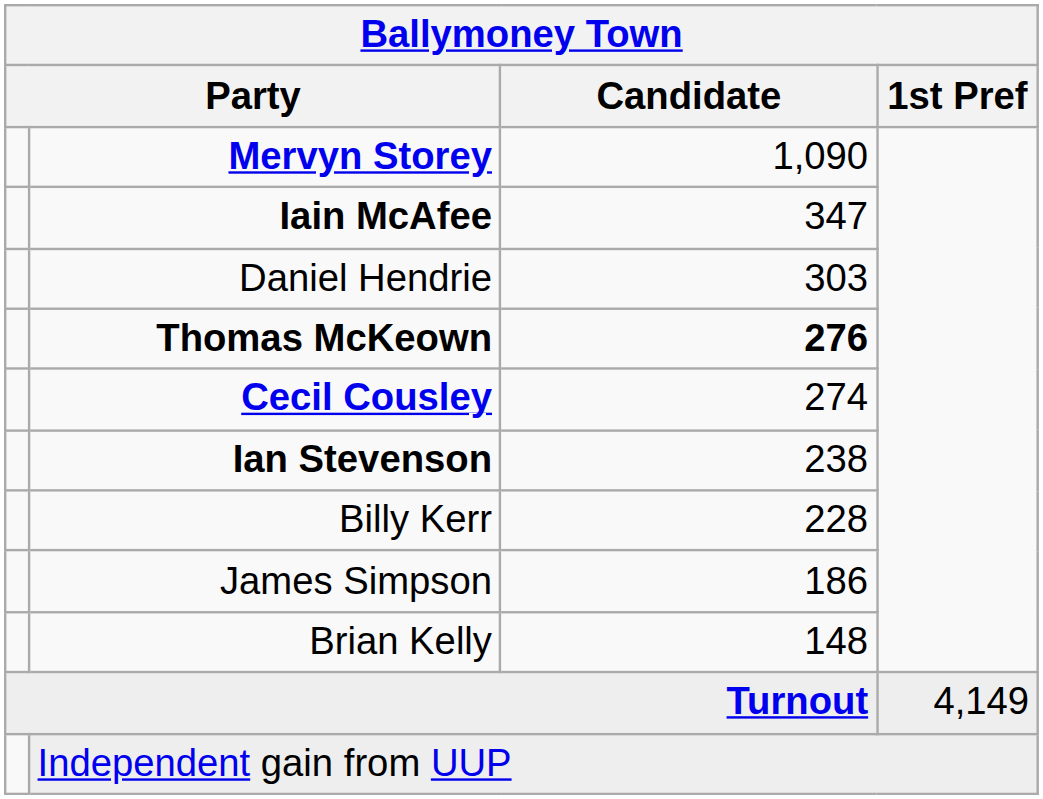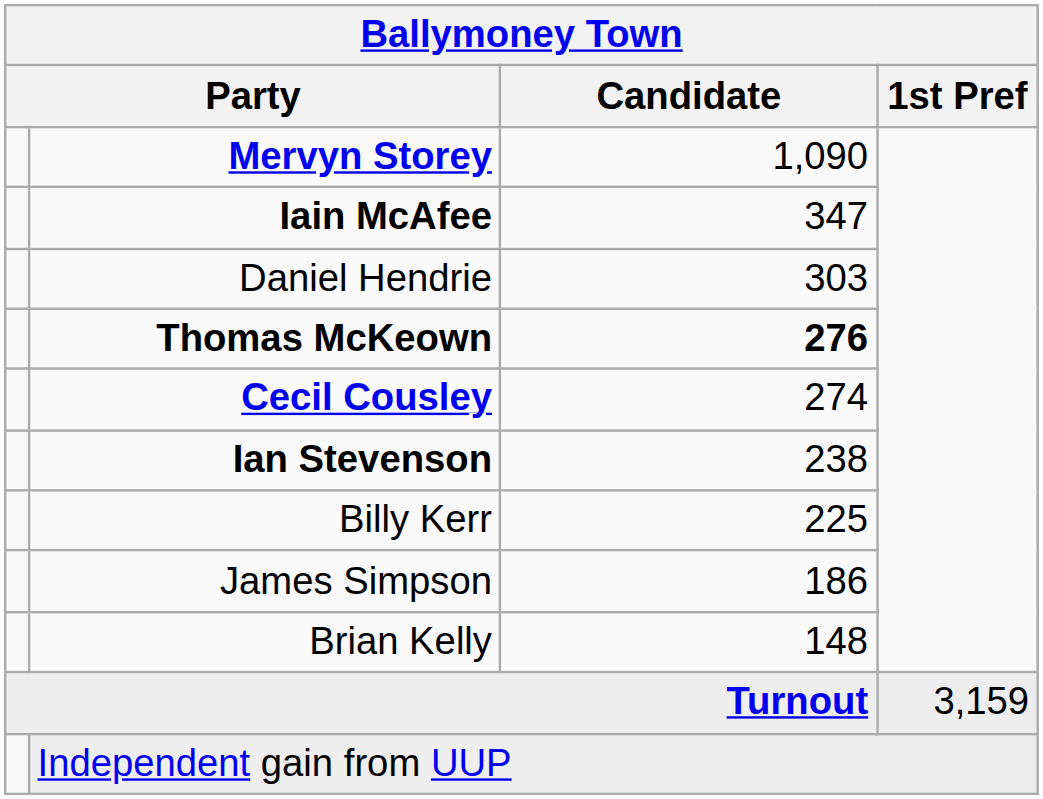(836, 519) 228 -> (836, 519) 225
(981, 701) 4,149 -> (981, 701) 3,159
